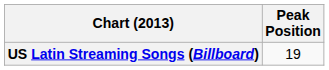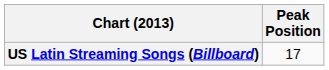(293, 53) 19 -> (293, 53) 17
